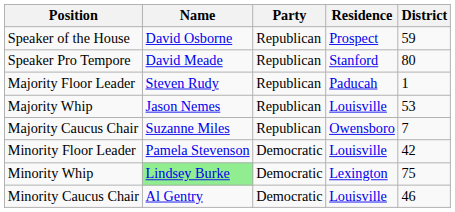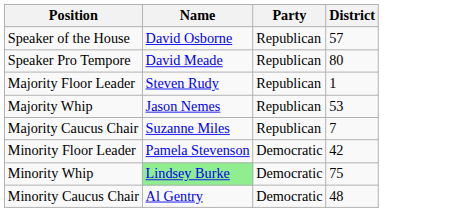- column: (362, 15)
(409, 38) 59 -> (336, 38) 57
(409, 196) 46 -> (336, 196) 48
